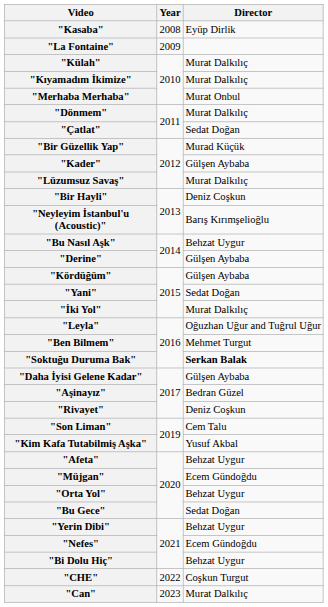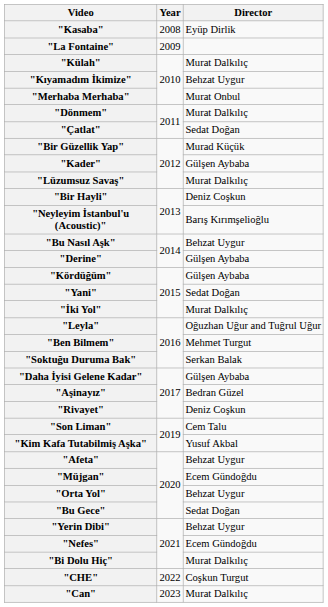(217, 79) Murat Dalkılıç -> (215, 79) Behzat Uygur
(216, 359) bold -> (214, 359) normal
(215, 560) Behzat Uygur -> (217, 560) Murat Dalkılıç
